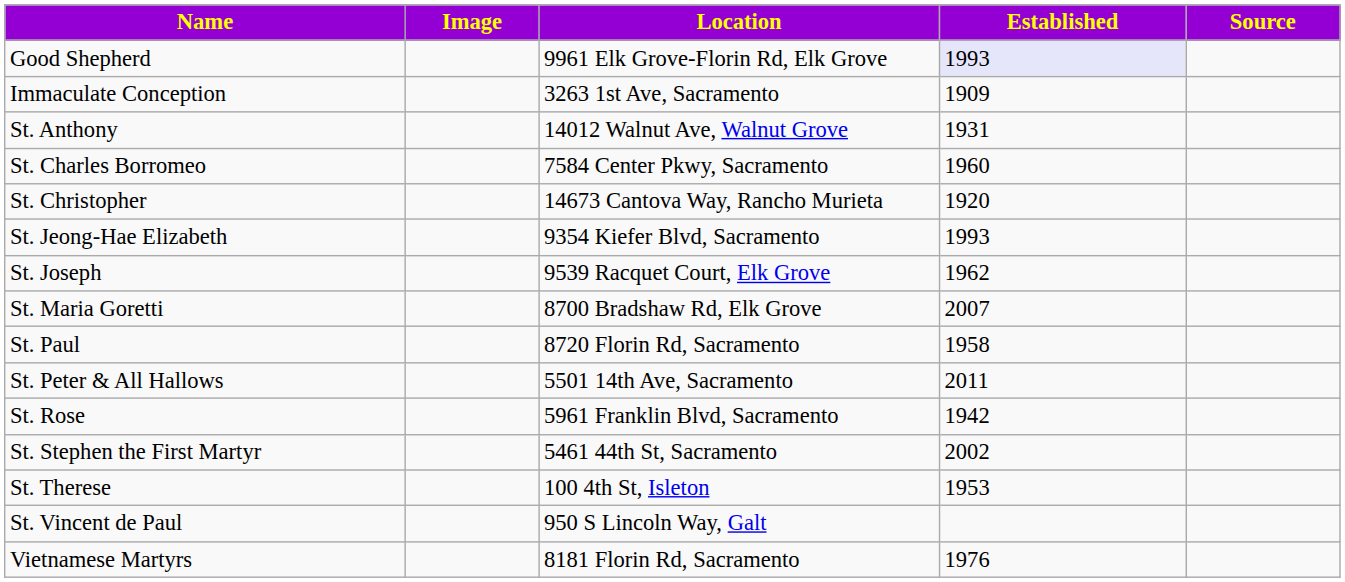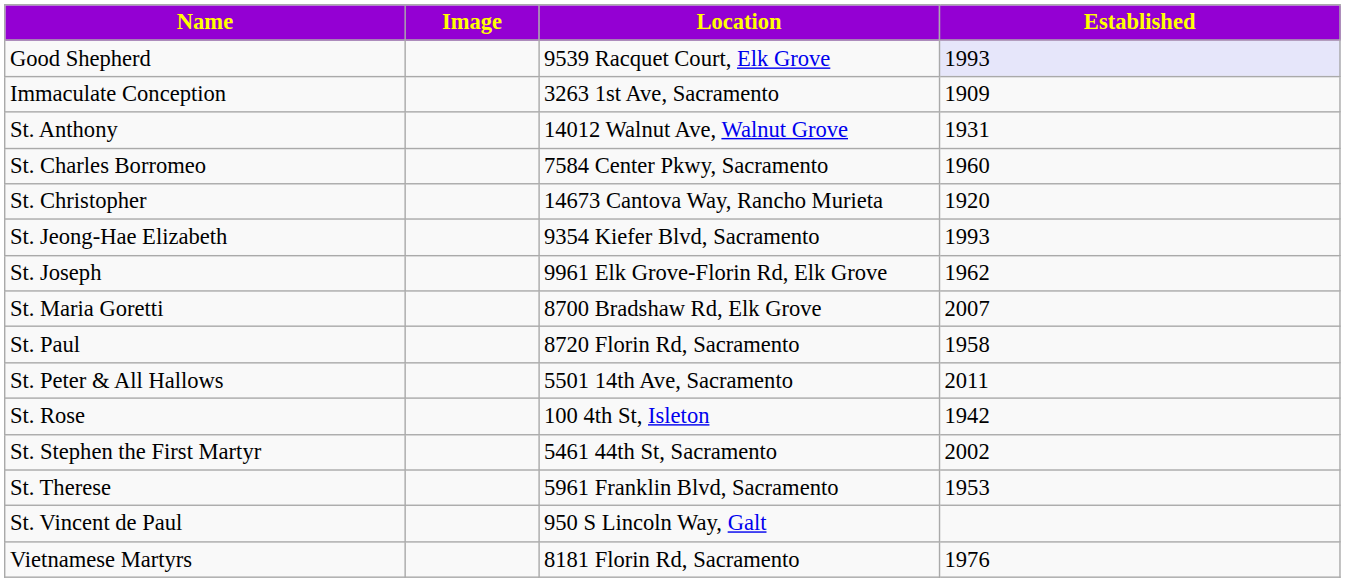- column: (1263, 22)
(716, 58) 9961 Elk Grove-Florin Rd, Elk Grove -> (687, 58) 9539 Racquet Court, Elk Grove
(687, 272) 9539 Racquet Court, Elk Grove -> (716, 272) 9961 Elk Grove-Florin Rd, Elk Grove
(691, 415) 5961 Franklin Blvd, Sacramento -> (627, 415) 100 4th St, Isleton
(627, 487) 100 4th St, Isleton -> (691, 487) 5961 Franklin Blvd, Sacramento
